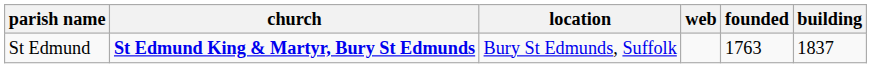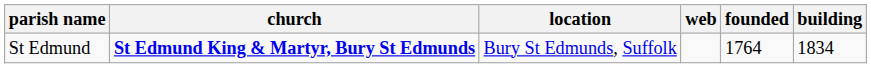(743, 47) 1763 -> (743, 47) 1764
(816, 47) 1837 -> (816, 47) 1834
